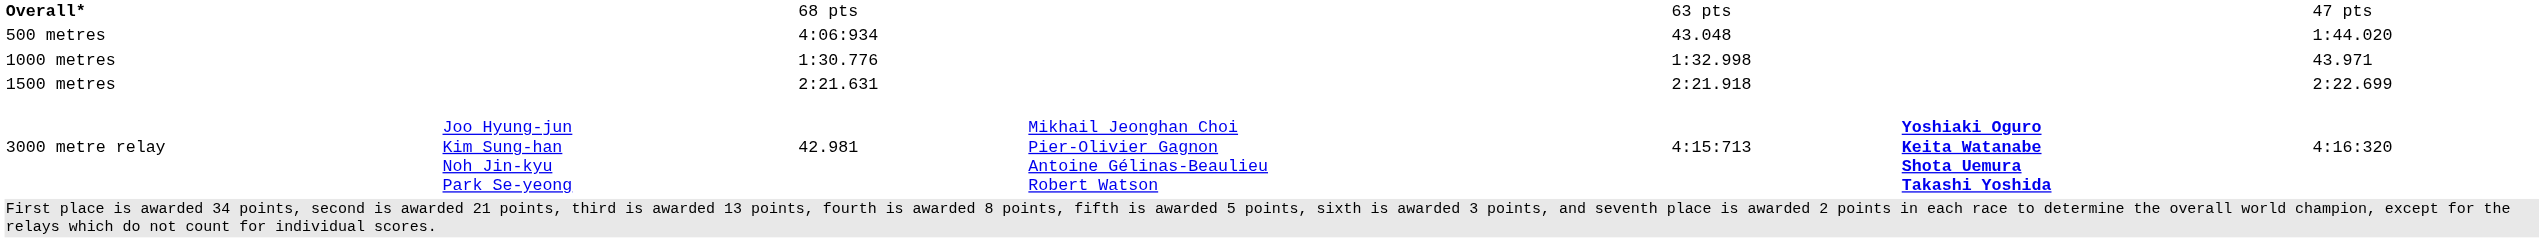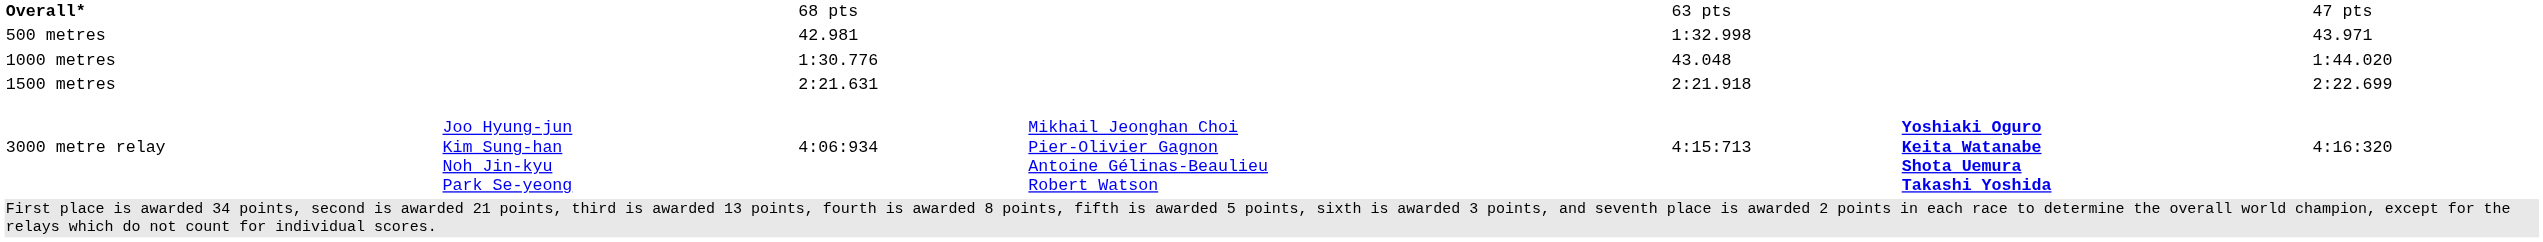(838, 36) 4:06:934 -> (828, 36) 42.981
(1702, 36) 43.048 -> (1712, 36) 1:32.998
(2353, 36) 1:44.020 -> (2343, 36) 43.971
(1712, 60) 1:32.998 -> (1702, 60) 43.048
(2343, 60) 43.971 -> (2353, 60) 1:44.020
(828, 147) 42.981 -> (838, 147) 4:06:934
